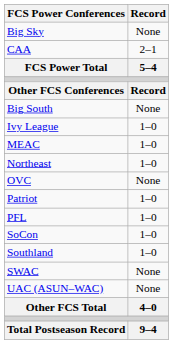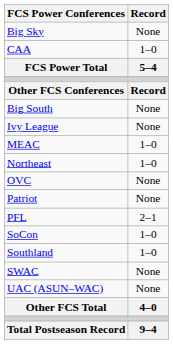(148, 49) 2–1 -> (148, 49) 1–0
(148, 126) 1–0 -> (148, 126) None
(148, 198) 1–0 -> (148, 198) None
(148, 216) 1–0 -> (148, 216) 2–1
